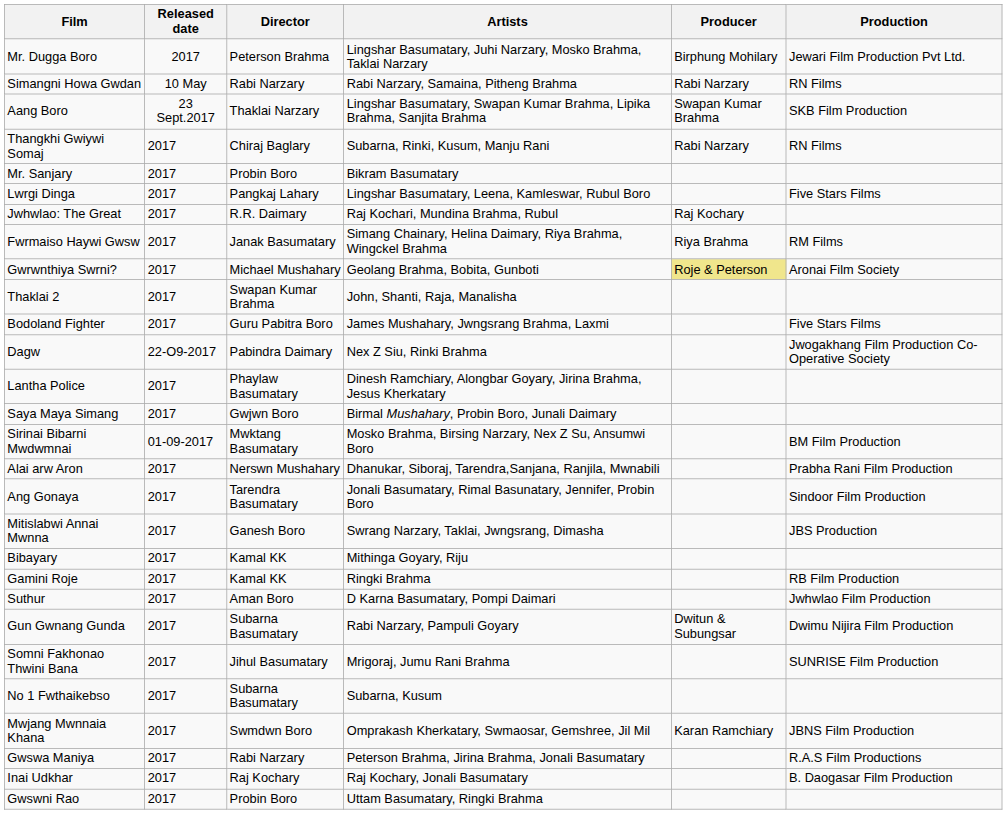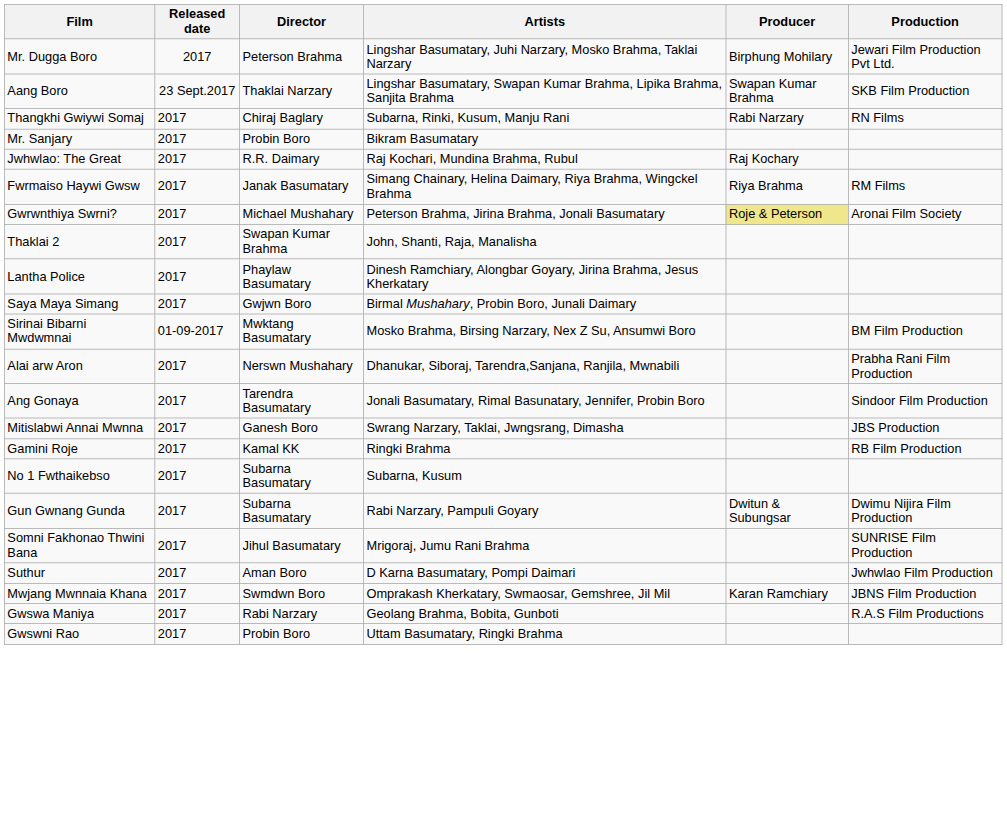- row: (74, 84)
- row: (41, 194)
(443, 269) Geolang Brahma, Bobita, Gunboti -> (516, 214) Peterson Brahma, Jirina Brahma, Jonali Basumatary
- row: (56, 324)
- row: (24, 351)
- row: (32, 558)
rows swapped: (26, 599) <-> (59, 696)
(496, 758) Peterson Brahma, Jirina Brahma, Jonali Basumatary -> (463, 613) Geolang Brahma, Bobita, Gunboti
- row: (40, 778)
